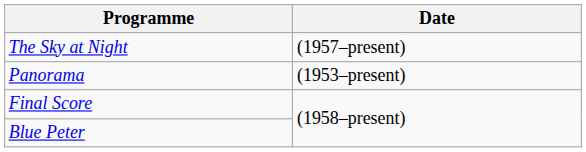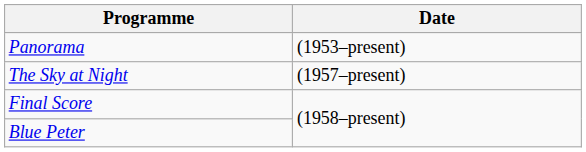rows swapped: (47, 75) <-> (68, 47)
